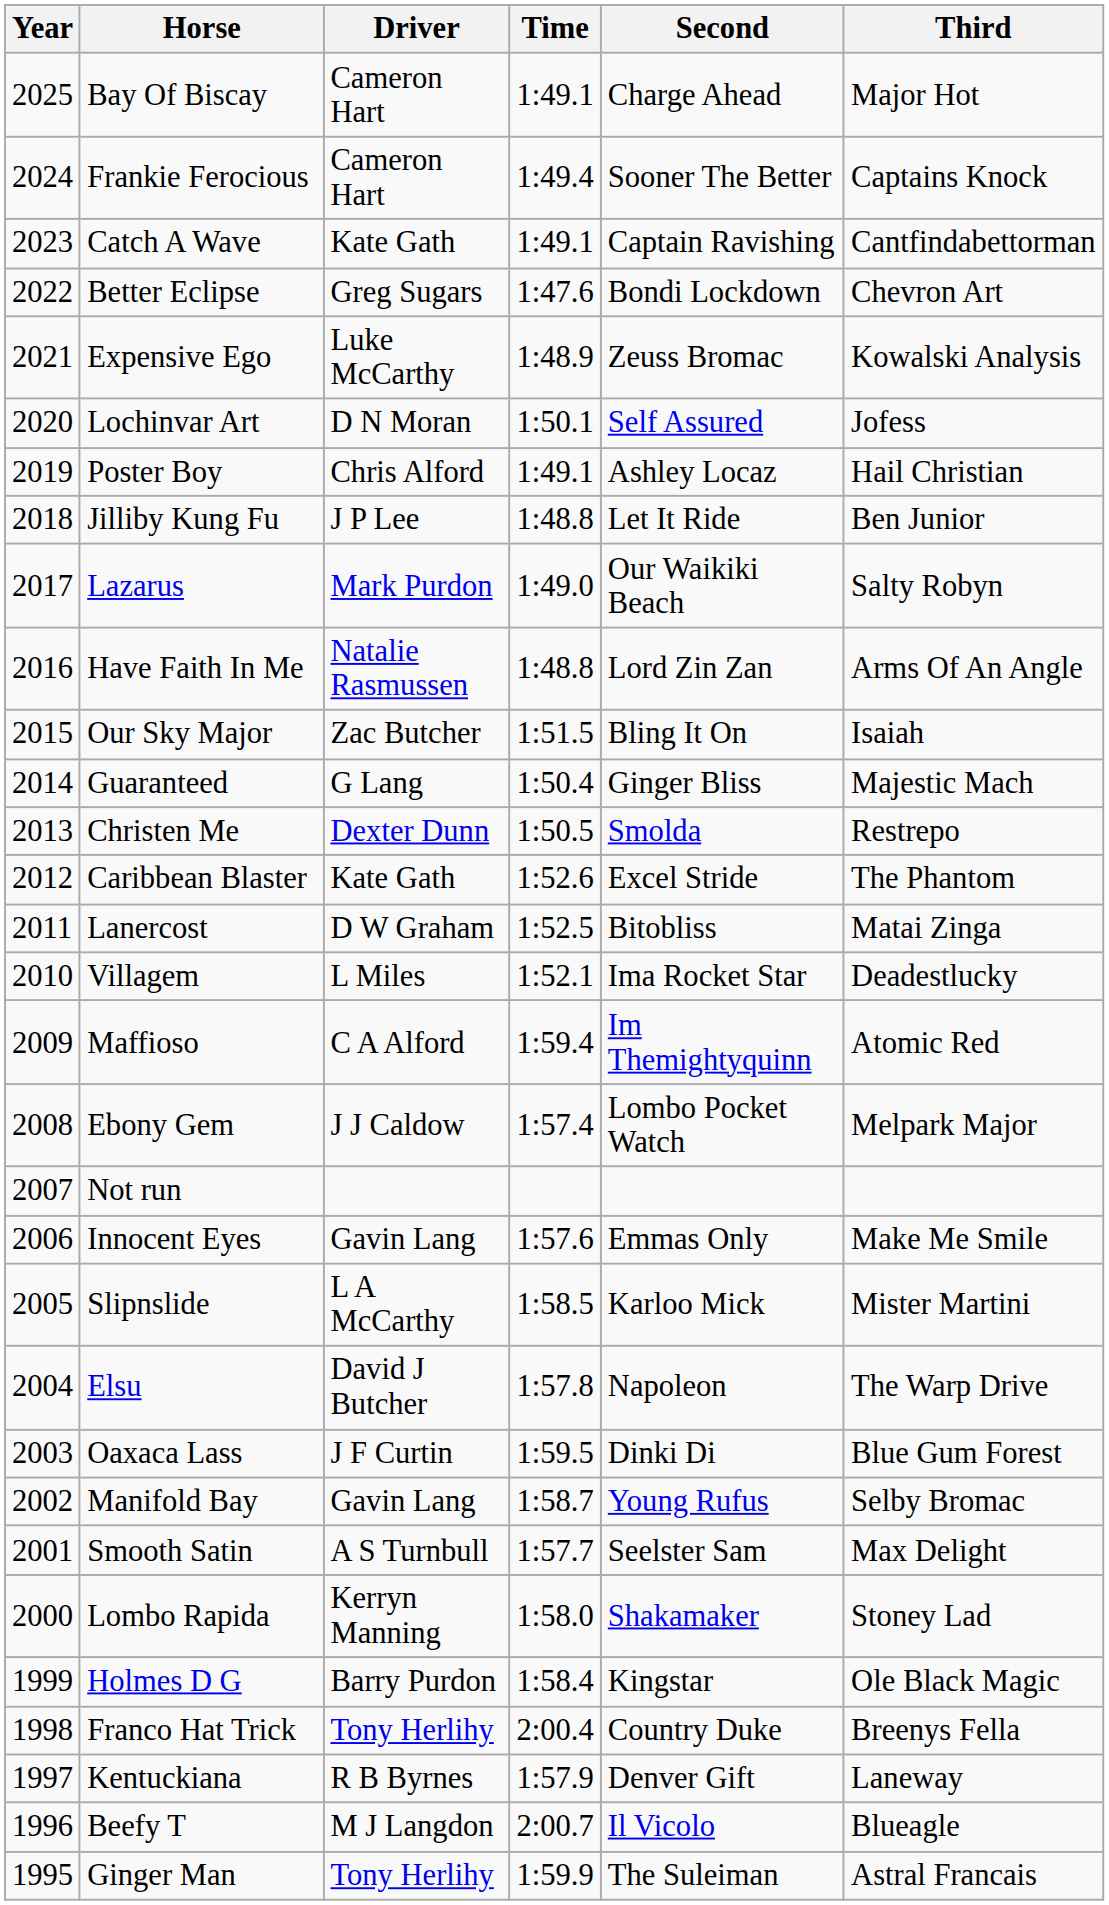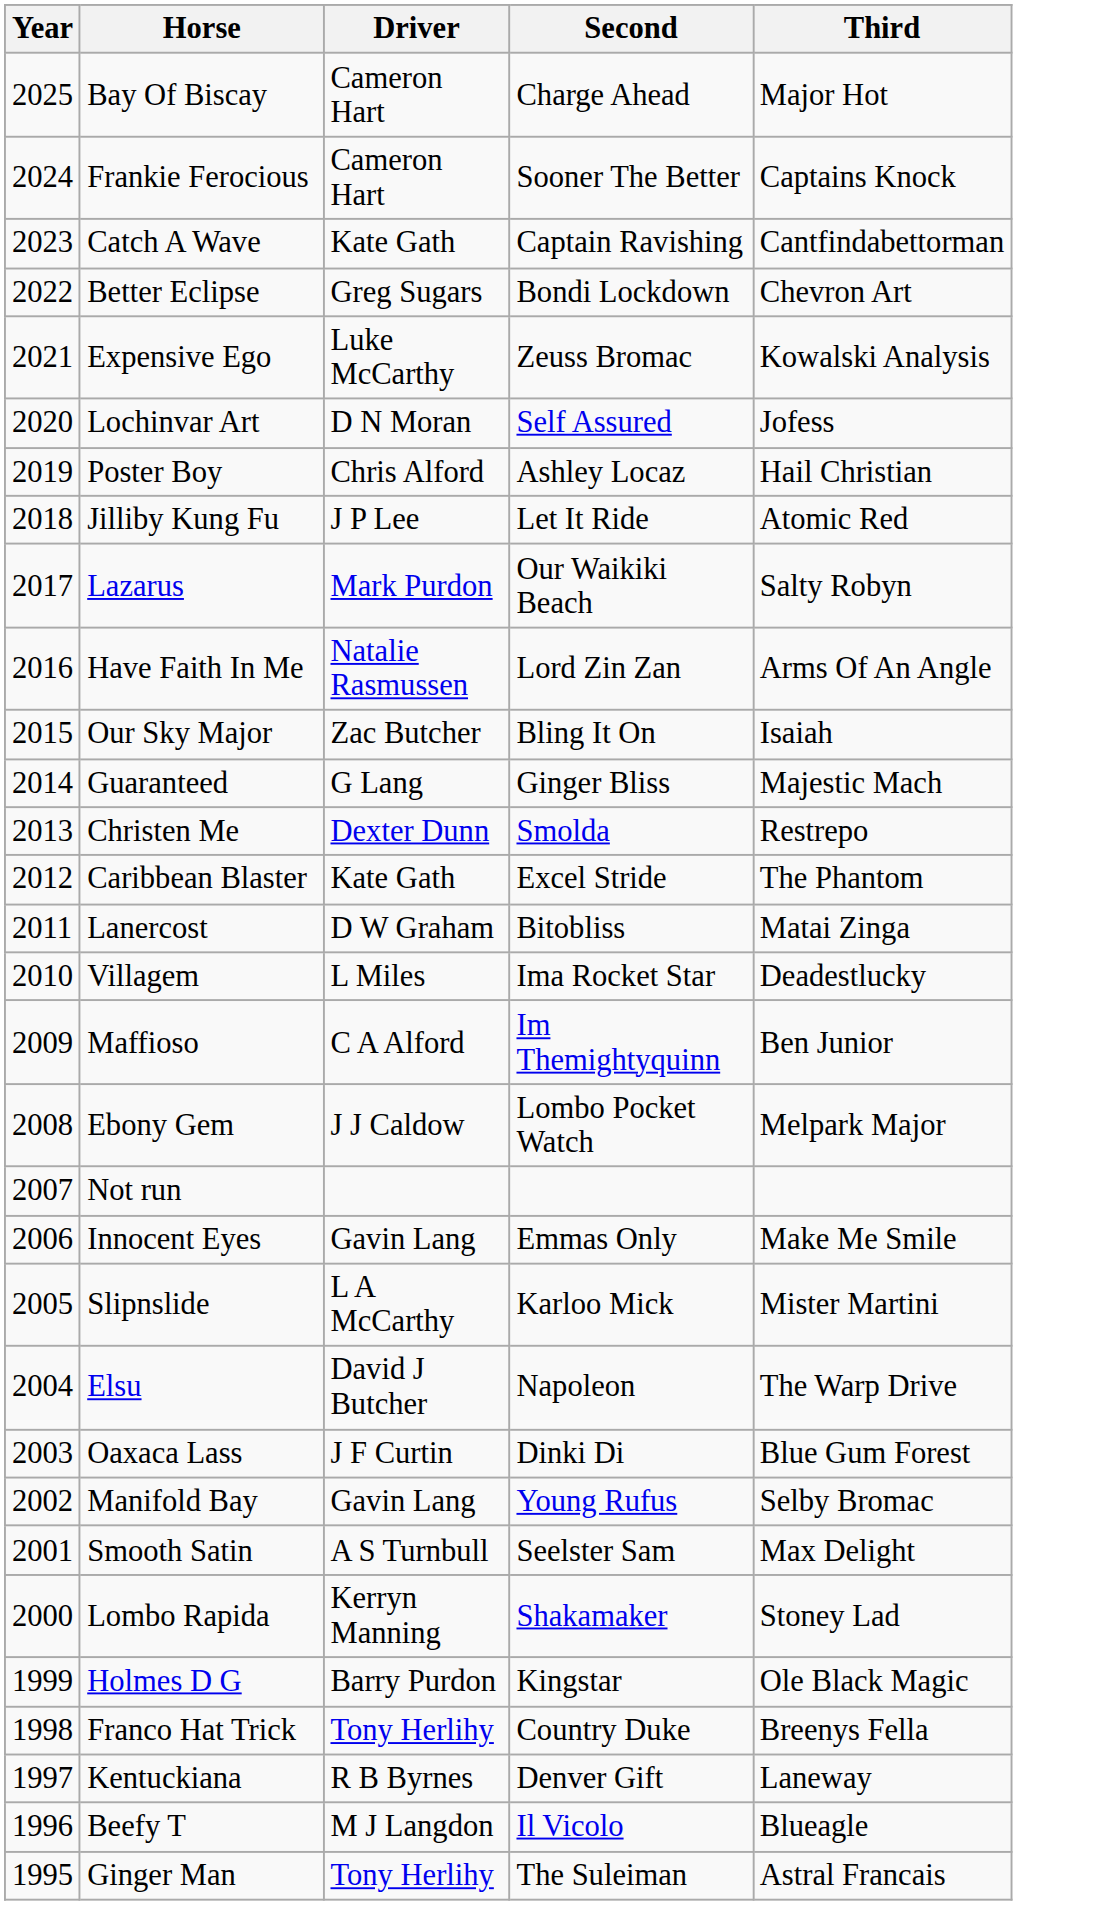- column: (555, 28)
(918, 519) Ben Junior -> (834, 519) Atomic Red
(925, 1041) Atomic Red -> (826, 1041) Ben Junior
